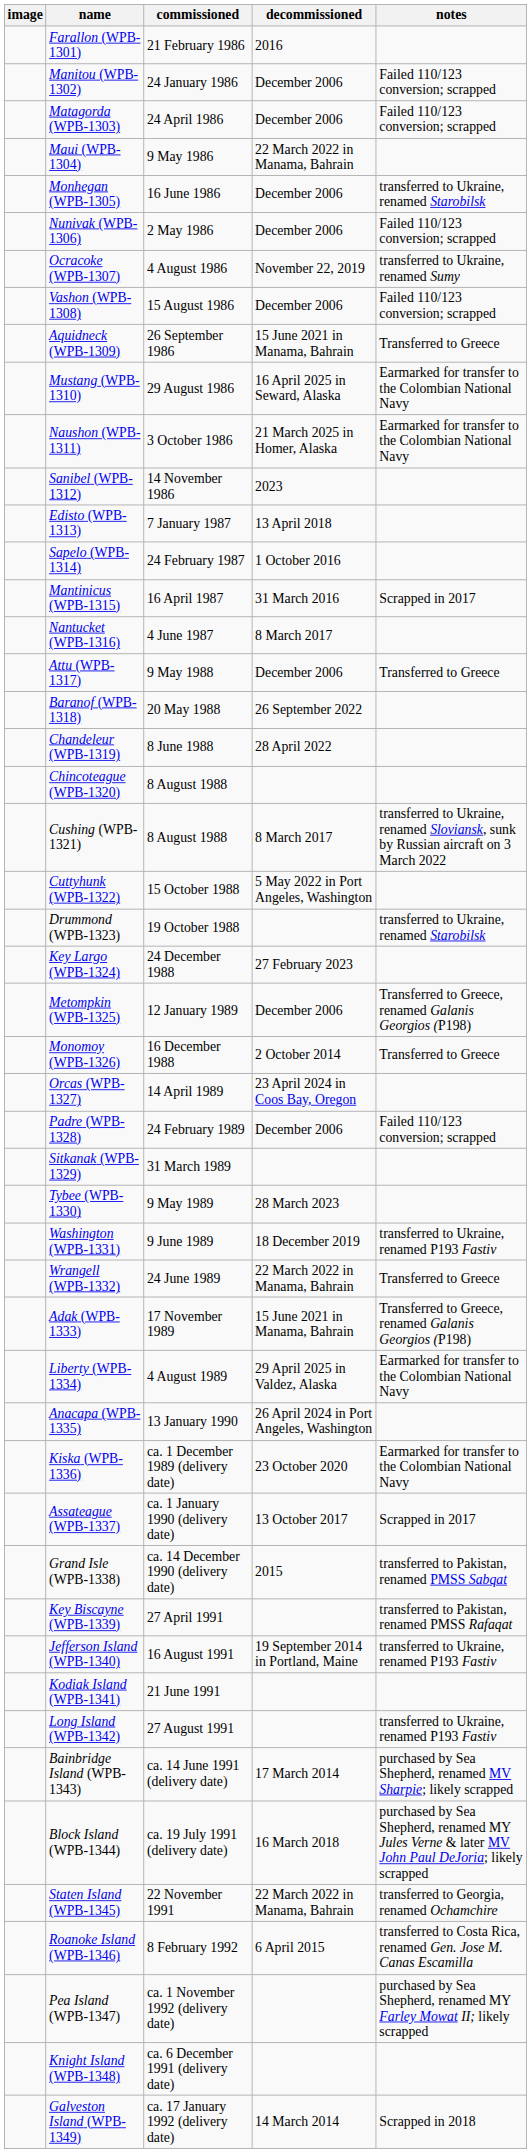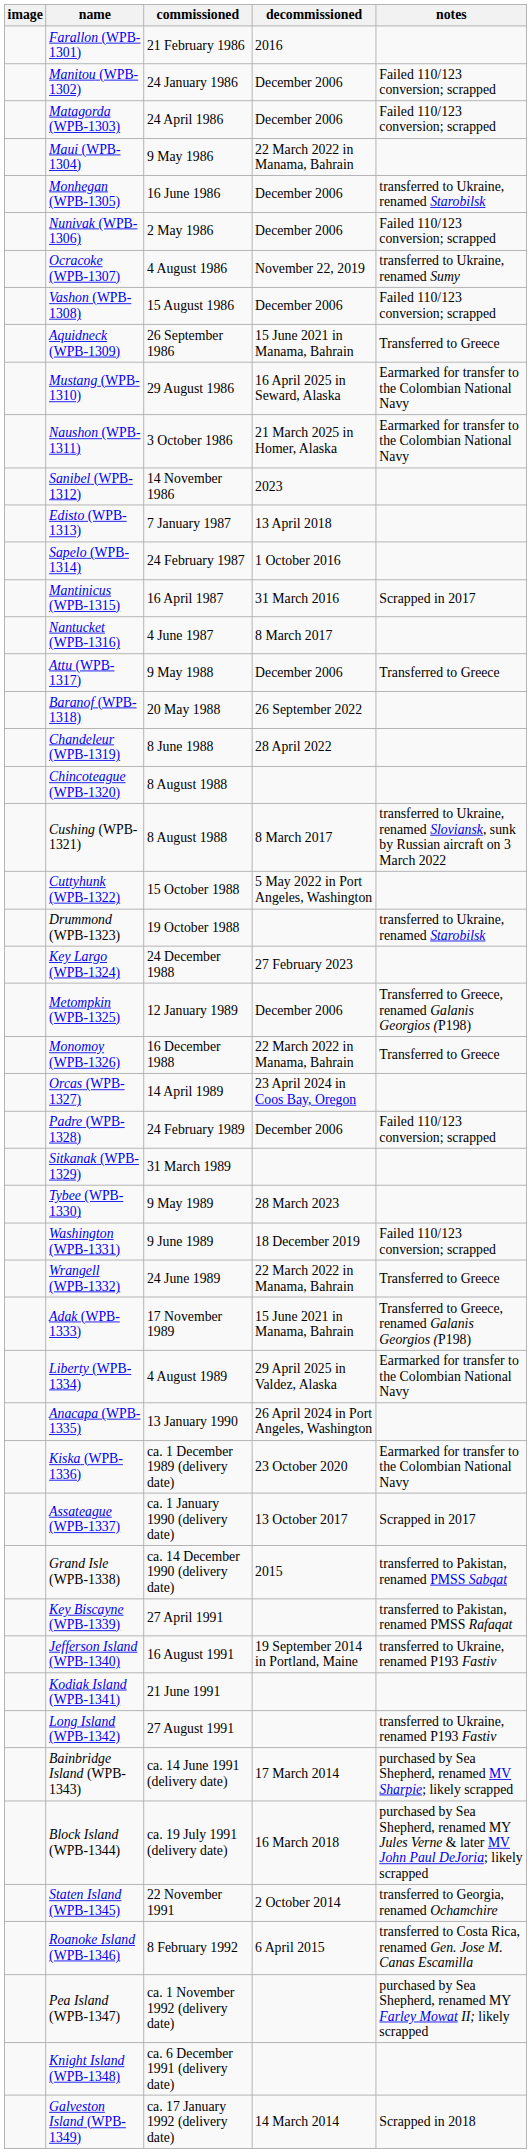(298, 1054) 2 October 2014 -> (304, 1054) 22 March 2022 in Manama, Bahrain
(442, 1241) transferred to Ukraine, renamed P193 Fastiv -> (438, 1241) Failed 110/123 conversion; scrapped
(304, 1903) 22 March 2022 in Manama, Bahrain -> (298, 1903) 2 October 2014
